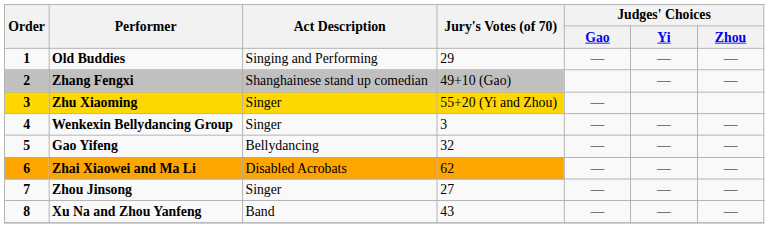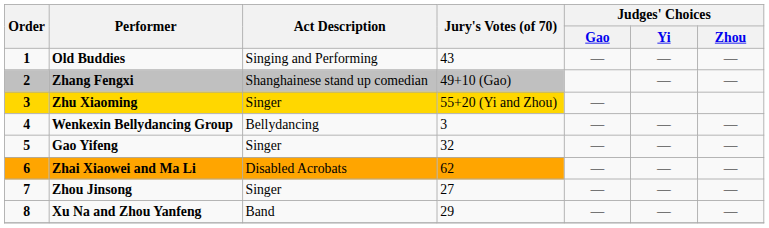(447, 59) 29 -> (447, 59) 43
(263, 124) Singer -> (282, 124) Bellydancing
(282, 146) Bellydancing -> (263, 146) Singer
(447, 211) 43 -> (447, 211) 29
